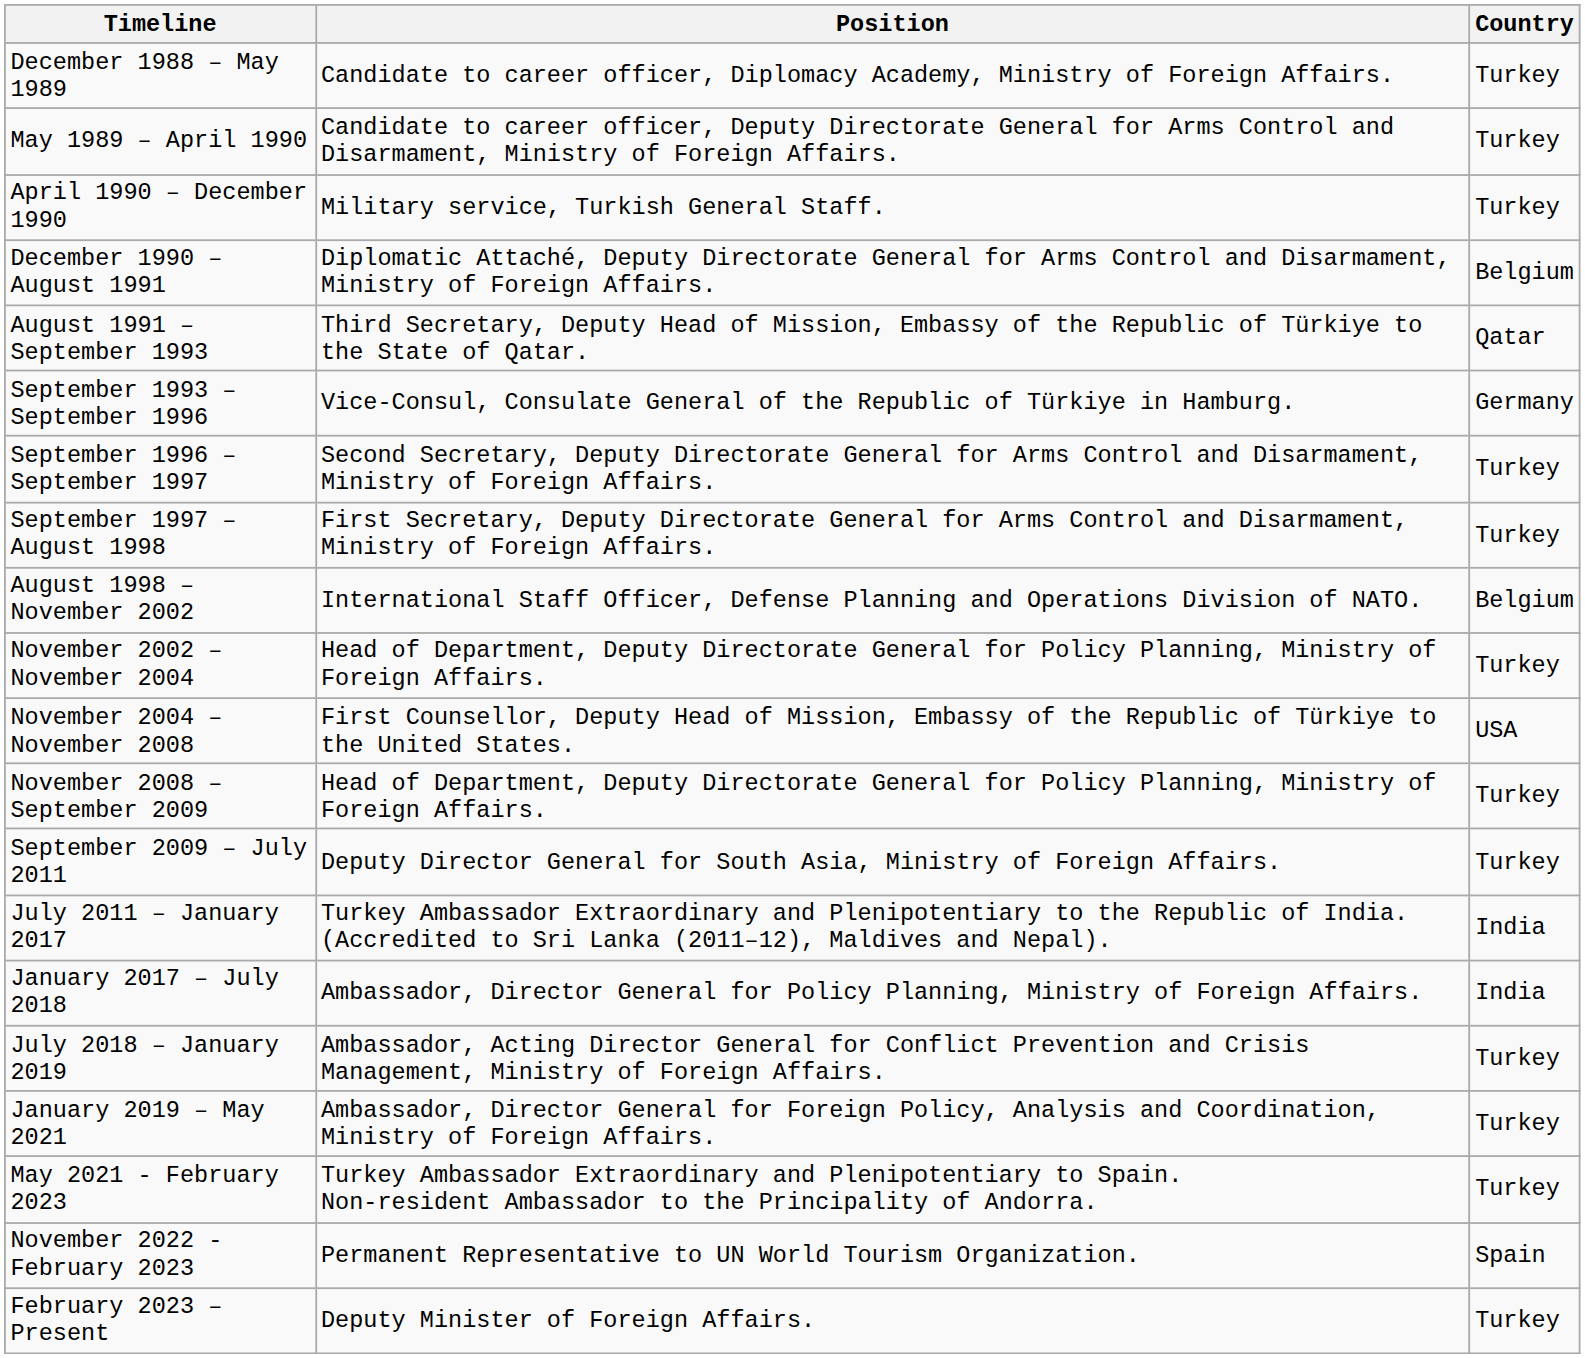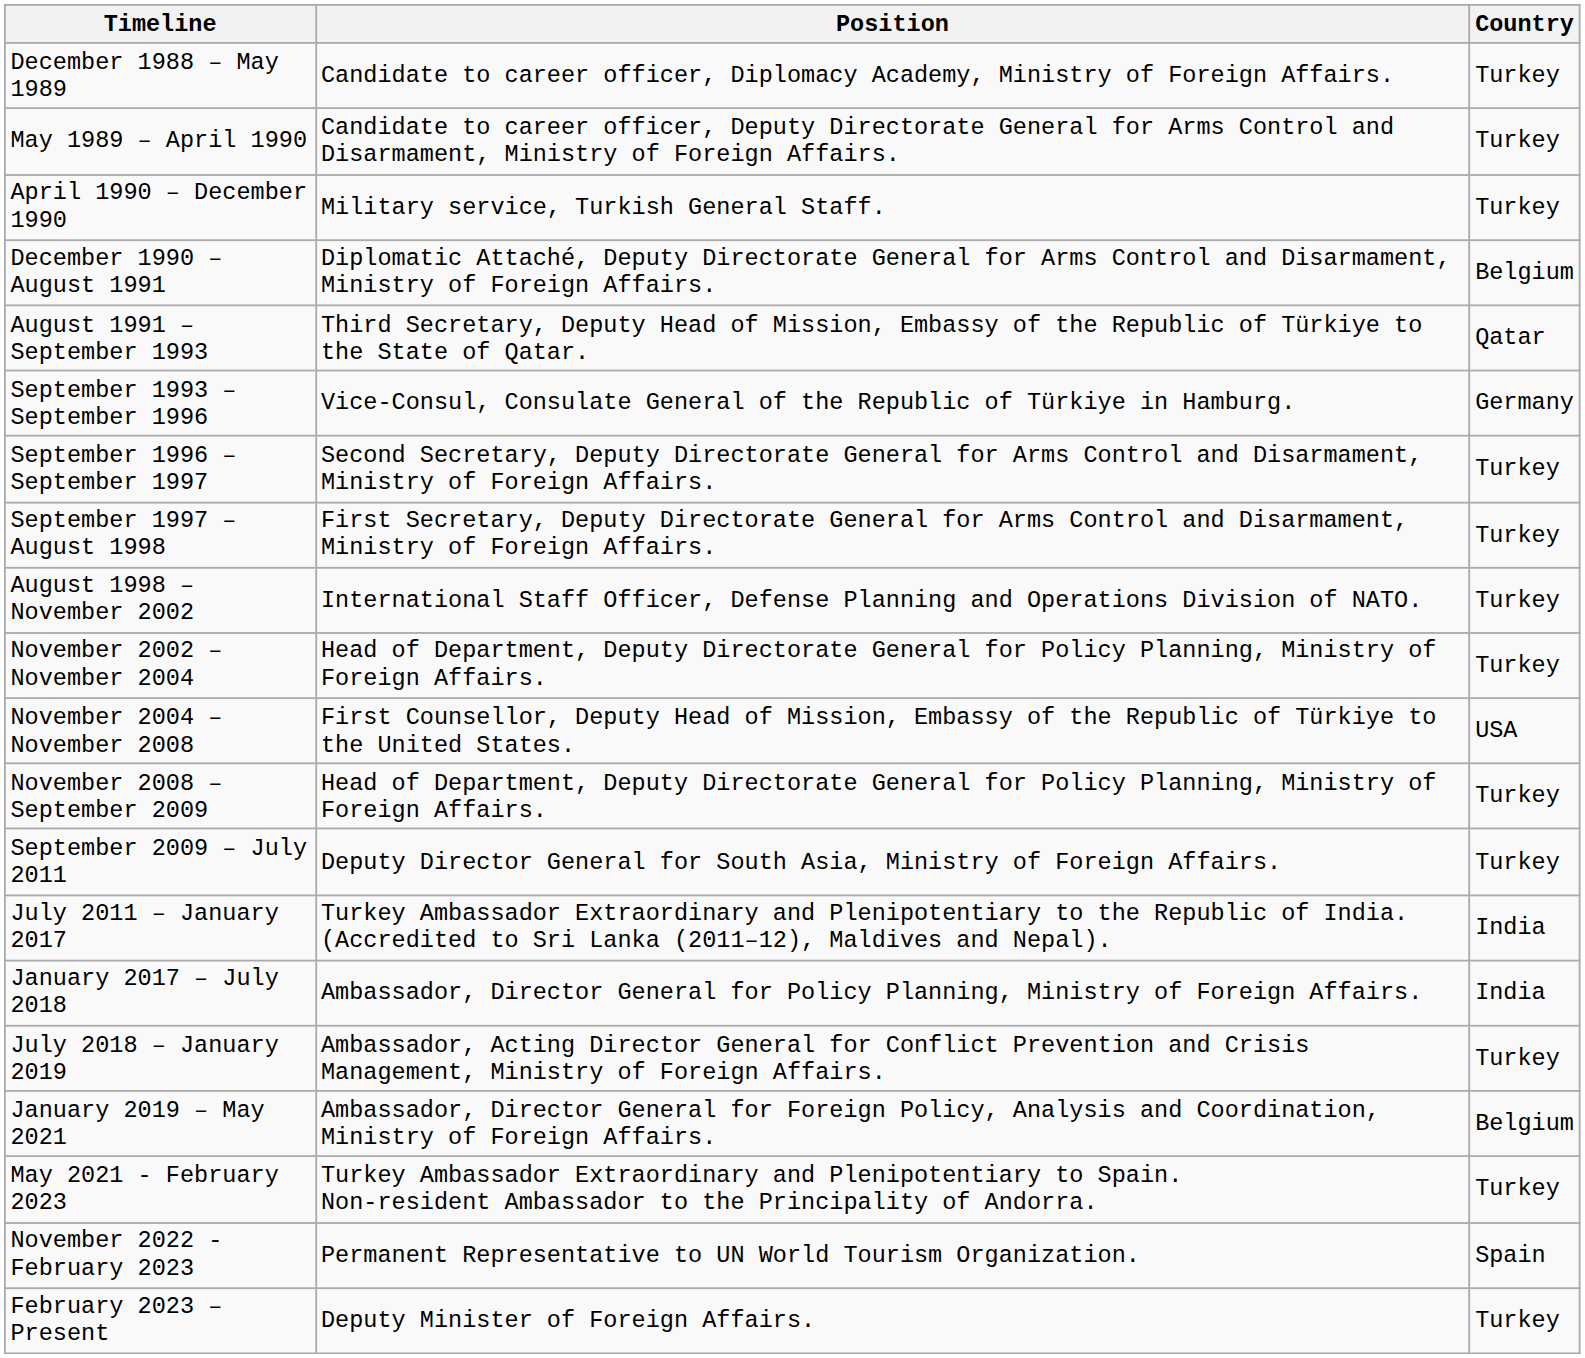(1525, 600) Belgium -> (1517, 600) Turkey
(1517, 1124) Turkey -> (1525, 1124) Belgium
